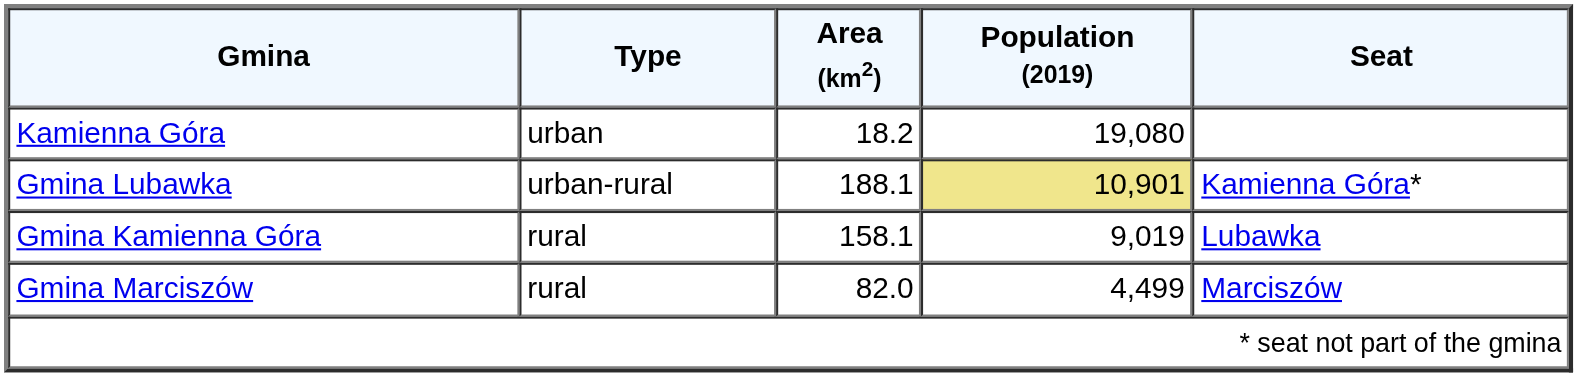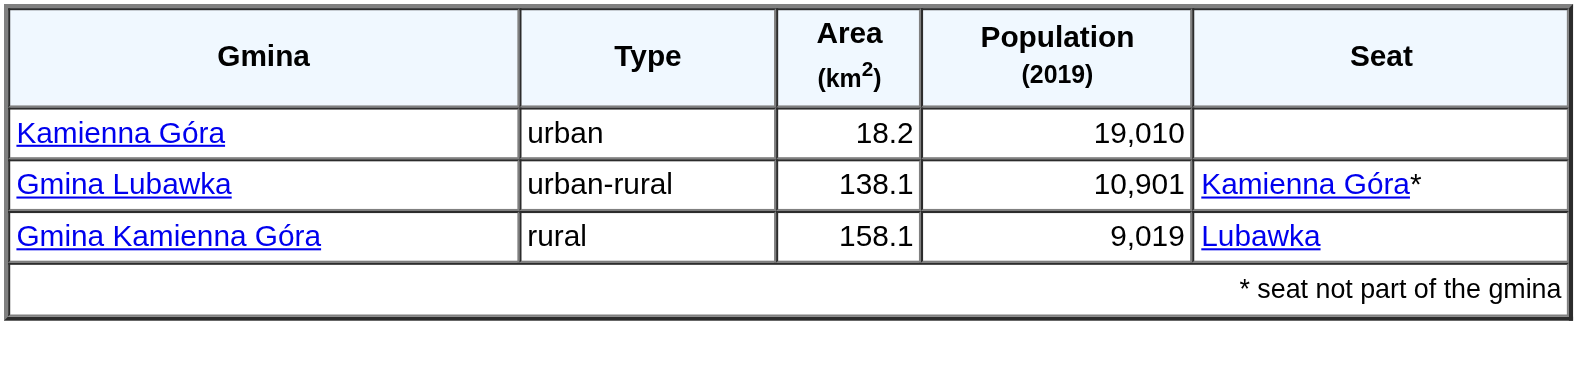(1139, 131) 19,080 -> (1139, 131) 19,010
(876, 184) 188.1 -> (876, 184) 138.1
(1139, 184) khaki background -> (1139, 184) no background
- row: (135, 288)
